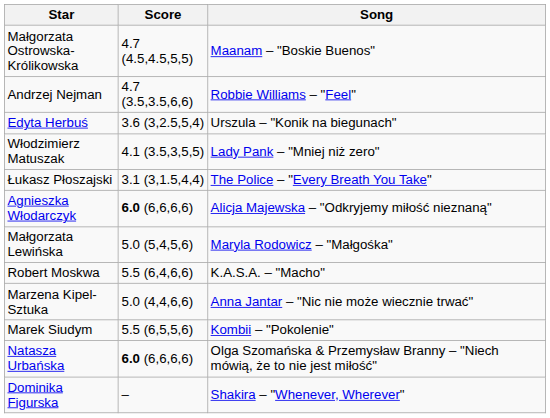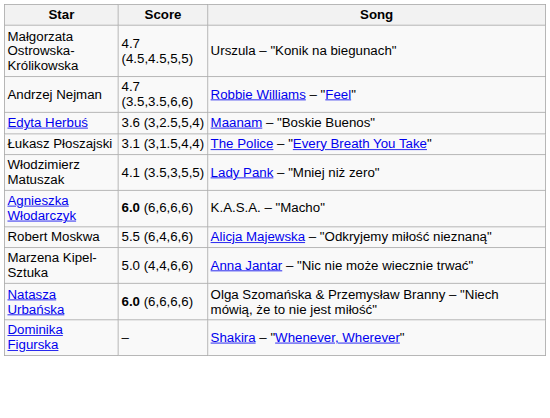(293, 51) Maanam – "Boskie Buenos" -> (304, 51) Urszula – "Konik na biegunach"
(304, 123) Urszula – "Konik na biegunach" -> (293, 123) Maanam – "Boskie Buenos"
rows swapped: (60, 180) <-> (44, 151)
(351, 208) Alicja Majewska – "Odkryjemy miłość nieznaną" -> (268, 208) K.A.S.A. – "Macho"
- row: (40, 244)
(268, 273) K.A.S.A. – "Macho" -> (351, 237) Alicja Majewska – "Odkryjemy miłość nieznaną"
- row: (50, 330)
